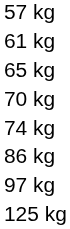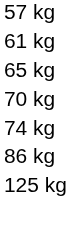- row: (30, 185)
